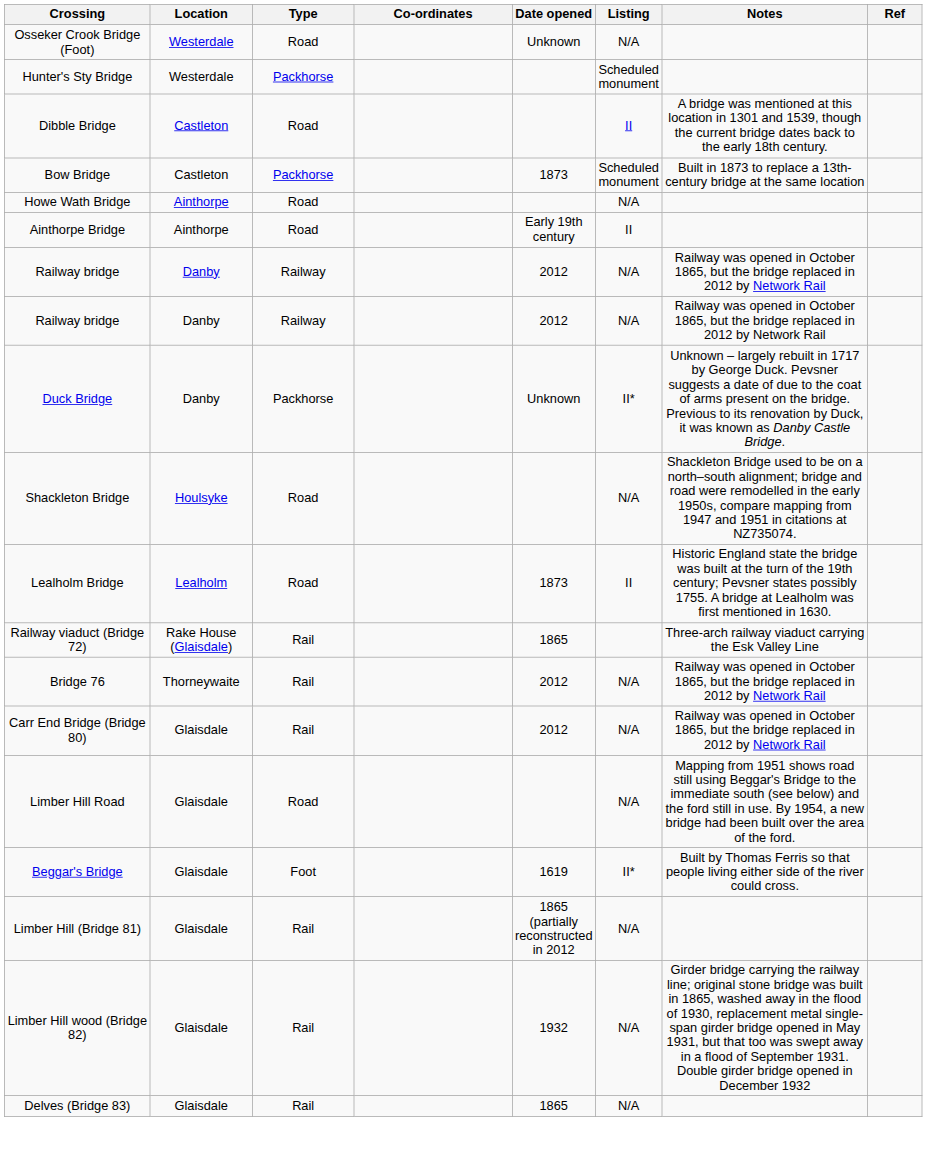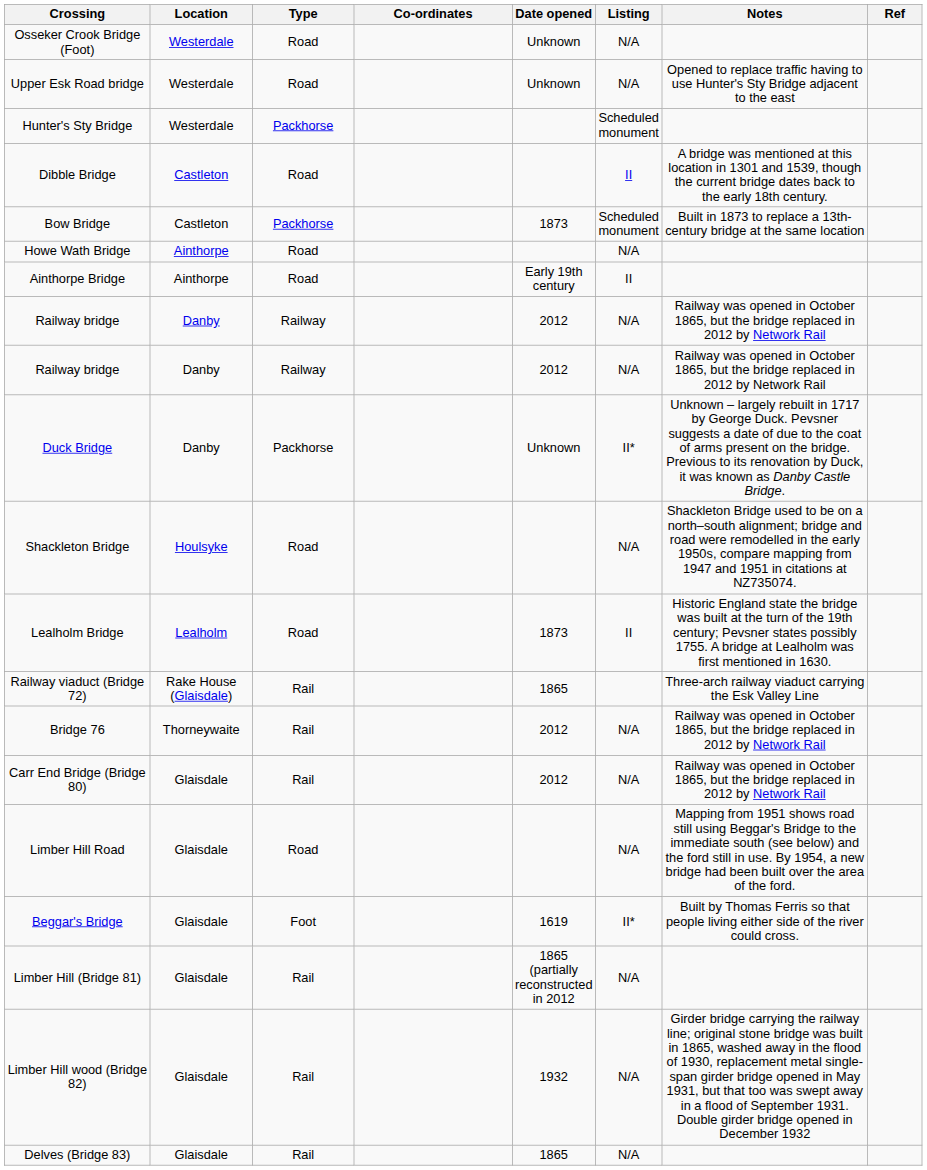+ row: (77, 84)
